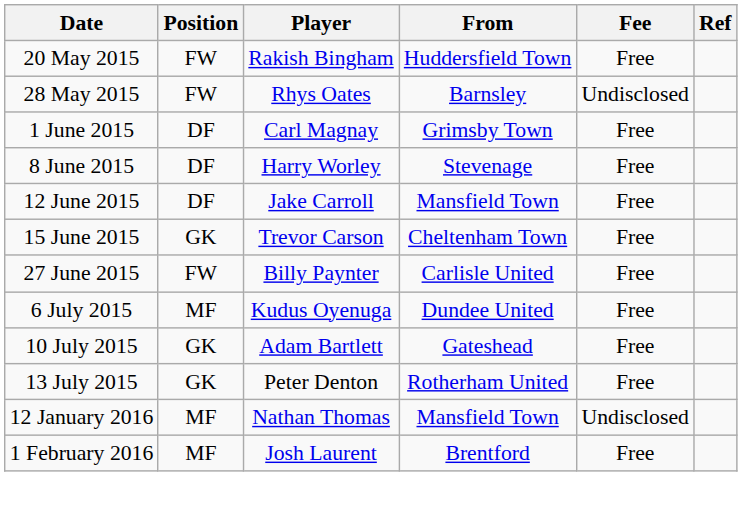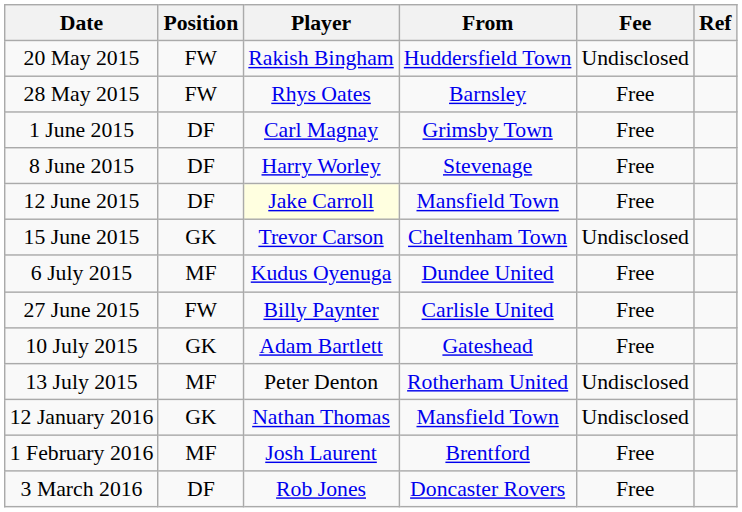(635, 58) Free -> (635, 58) Undisclosed
(635, 94) Undisclosed -> (635, 94) Free
(321, 201) no background -> (321, 201) lightyellow background
(635, 237) Free -> (635, 237) Undisclosed
rows swapped: (82, 273) <-> (82, 309)
(201, 381) GK -> (201, 381) MF
(635, 381) Free -> (635, 381) Undisclosed
(201, 416) MF -> (201, 416) GK
+ row: (82, 488)
